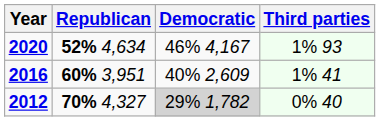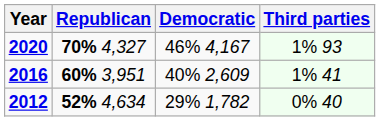(104, 47) 52% 4,634 -> (104, 47) 70% 4,327
(104, 102) 70% 4,327 -> (104, 102) 52% 4,634
(207, 102) lightgrey background -> (207, 102) no background
